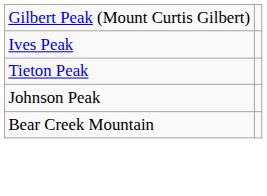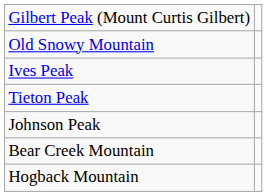+ row: (81, 44)
+ row: (73, 177)
